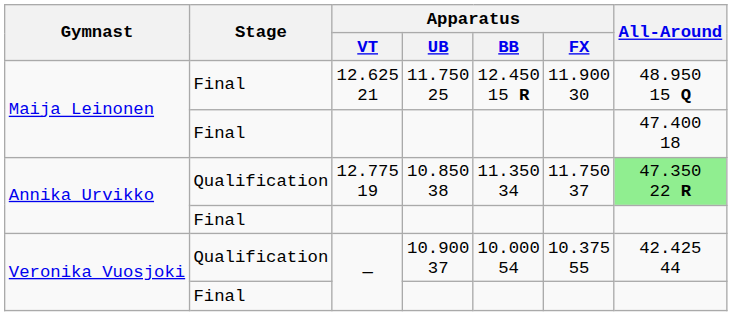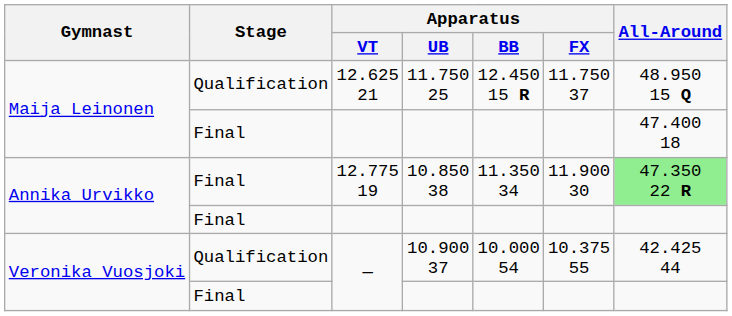(219, 85) Final -> (261, 85) Qualification
(579, 85) 11.900 30 -> (579, 85) 11.750 37
(261, 181) Qualification -> (219, 181) Final
(579, 181) 11.750 37 -> (579, 181) 11.900 30
